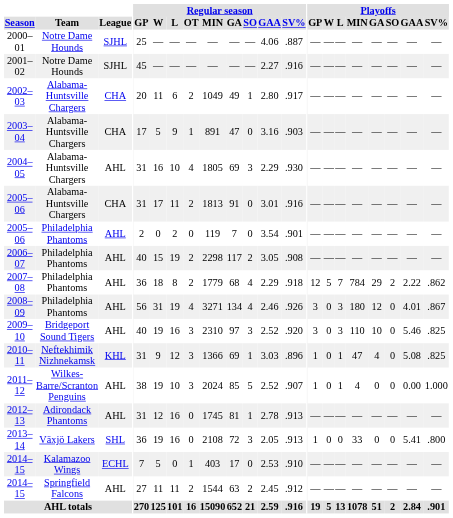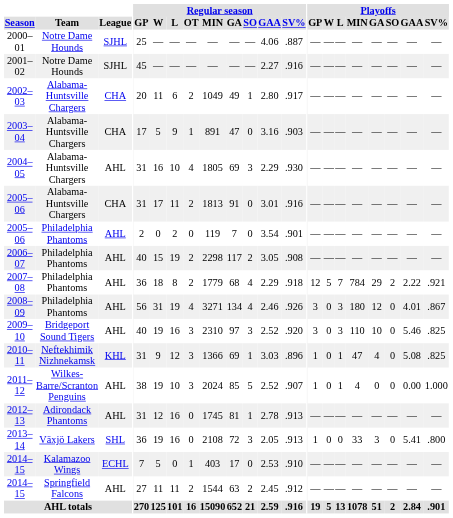(436, 282) .862 -> (436, 282) .921
(377, 440) 0 -> (377, 440) 3
